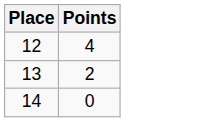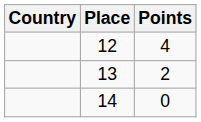+ column: (42, 18)
